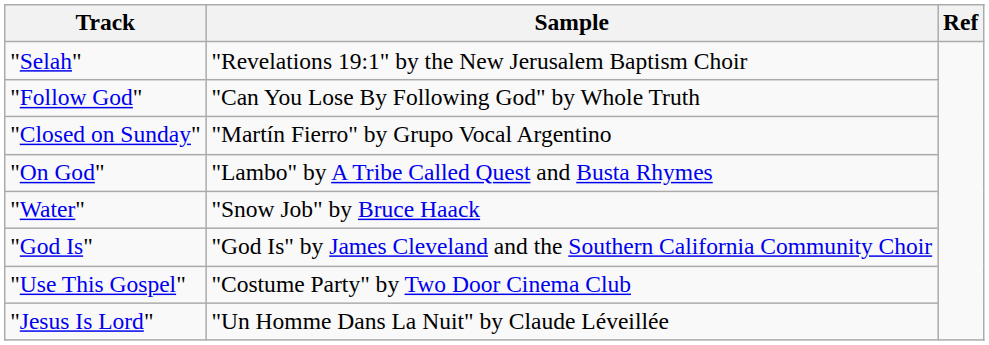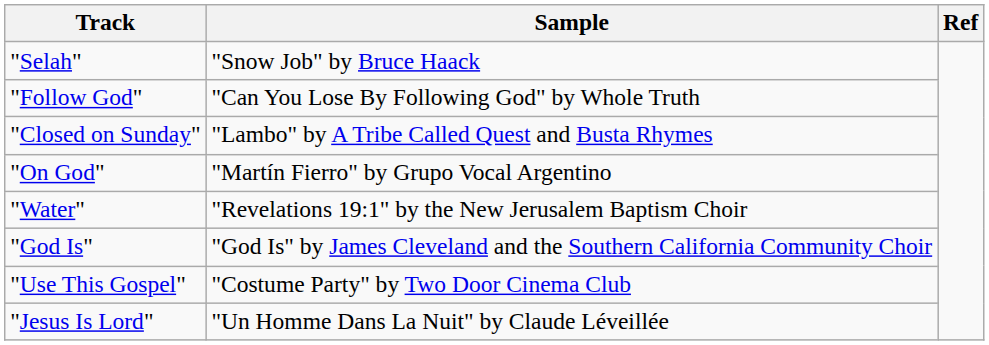(479, 60) "Revelations 19:1" by the New Jerusalem Baptism Choir -> (346, 60) "Snow Job" by Bruce Haack
(411, 135) "Martín Fierro" by Grupo Vocal Argentino -> (462, 135) "Lambo" by A Tribe Called Quest and Busta Rhymes
(462, 172) "Lambo" by A Tribe Called Quest and Busta Rhymes -> (411, 172) "Martín Fierro" by Grupo Vocal Argentino
(346, 209) "Snow Job" by Bruce Haack -> (479, 209) "Revelations 19:1" by the New Jerusalem Baptism Choir
